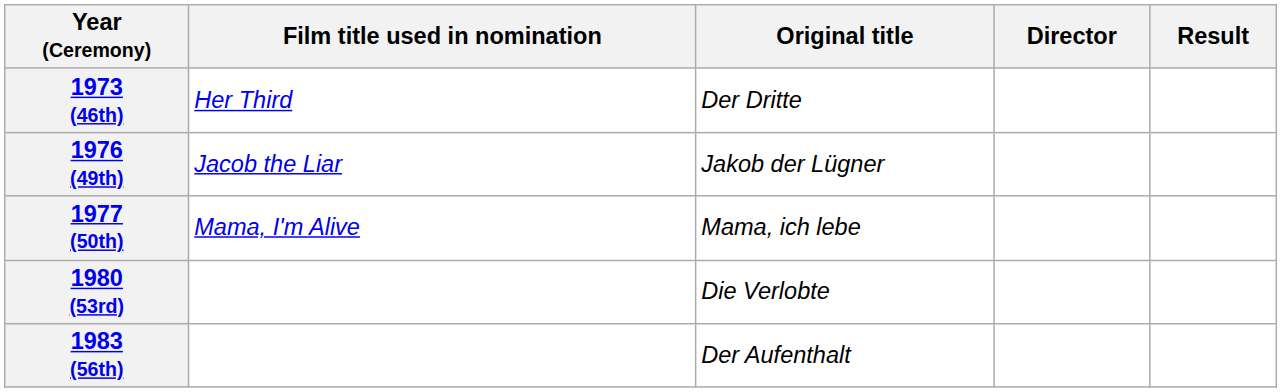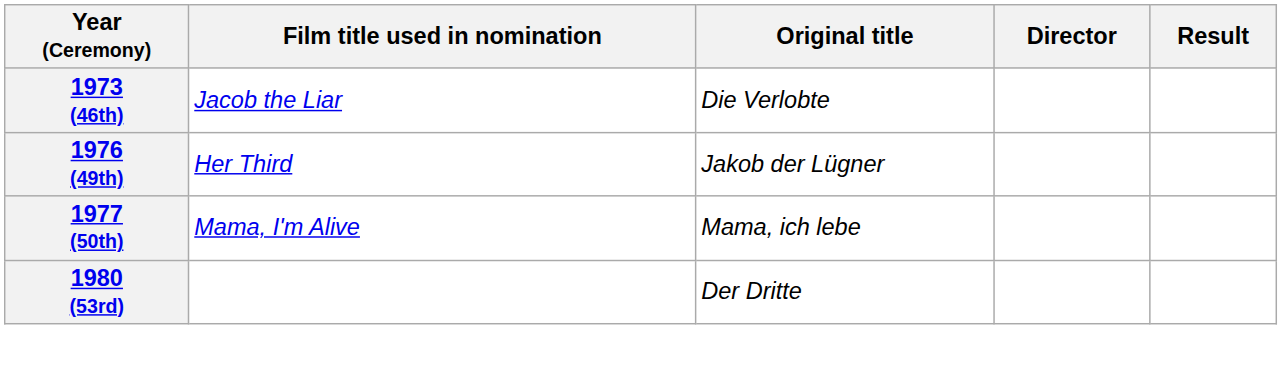(243, 100) Her Third -> (268, 100) Jacob the Liar
(752, 100) Der Dritte -> (766, 100) Die Verlobte
(268, 163) Jacob the Liar -> (243, 163) Her Third
(766, 291) Die Verlobte -> (752, 291) Der Dritte
- row: (97, 355)
